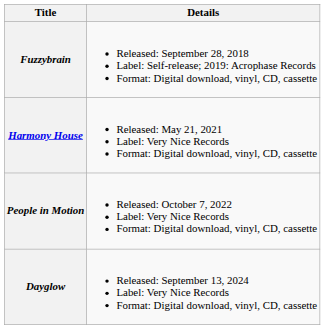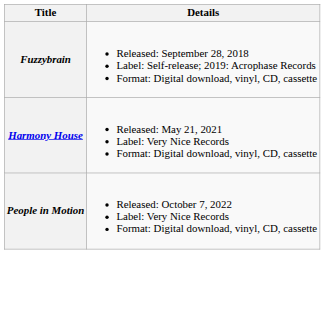- row: (46, 286)
